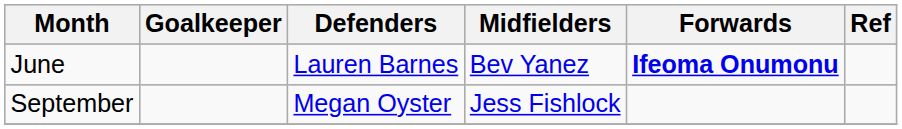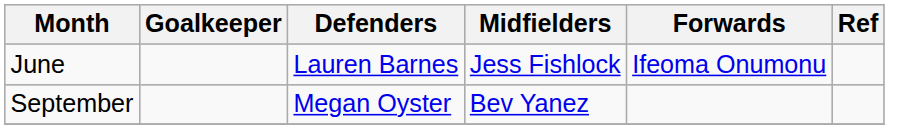(529, 64) Bev Yanez -> (545, 64) Jess Fishlock
(735, 64) bold -> (729, 64) normal
(545, 104) Jess Fishlock -> (529, 104) Bev Yanez
